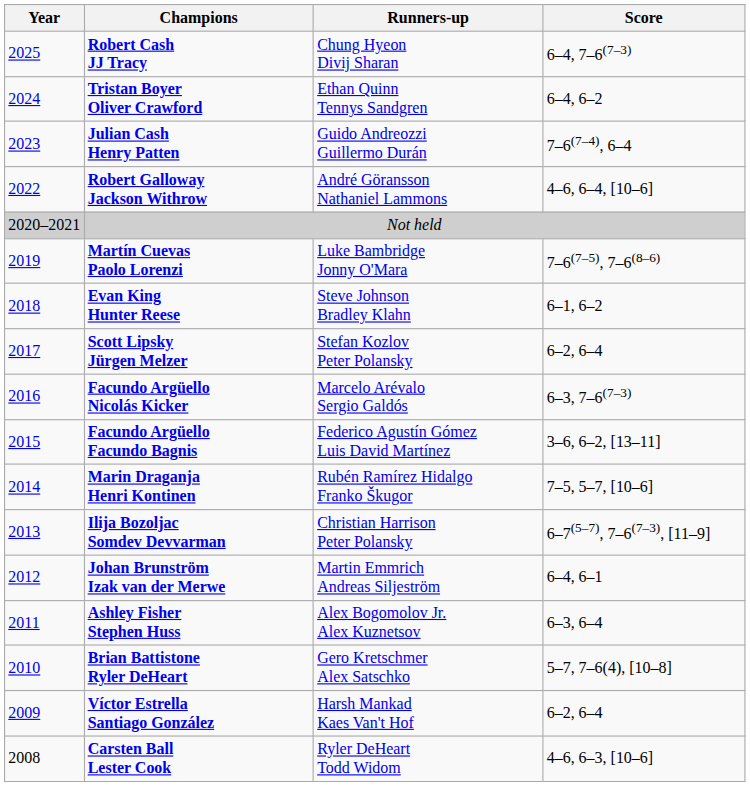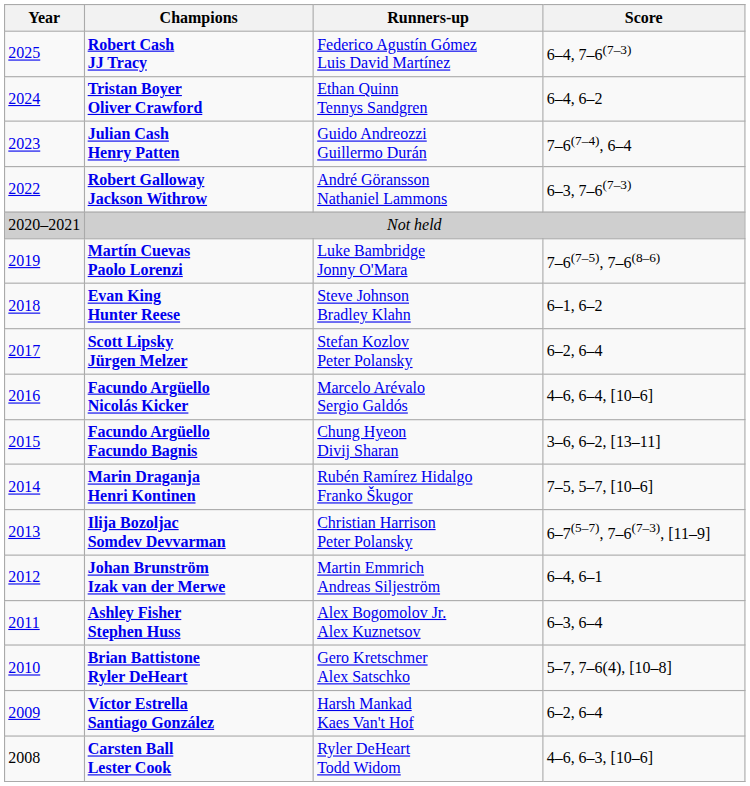(362, 53) Chung Hyeon Divij Sharan -> (397, 53) Federico Agustín Gómez Luis David Martínez
(600, 189) 4–6, 6–4, [10–6] -> (589, 189) 6–3, 7–6(7–3)
(589, 396) 6–3, 7–6(7–3) -> (600, 396) 4–6, 6–4, [10–6]
(397, 442) Federico Agustín Gómez Luis David Martínez -> (362, 442) Chung Hyeon Divij Sharan
